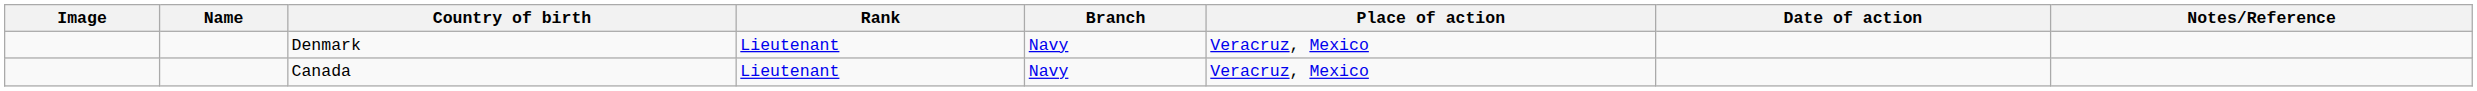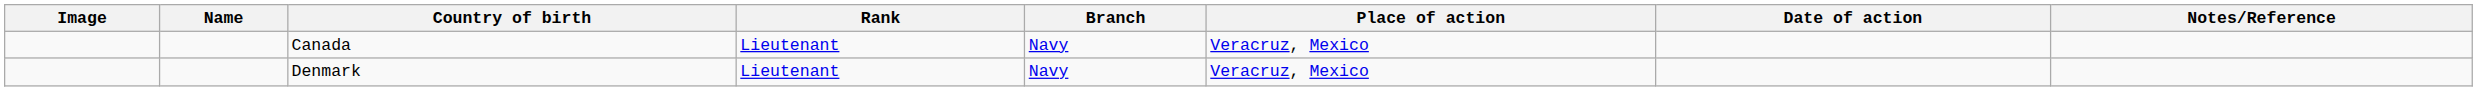rows swapped: (326, 45) <-> (321, 72)
